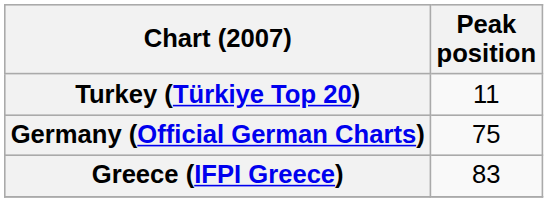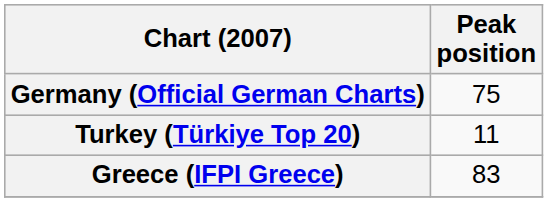rows swapped: (218, 94) <-> (218, 134)
